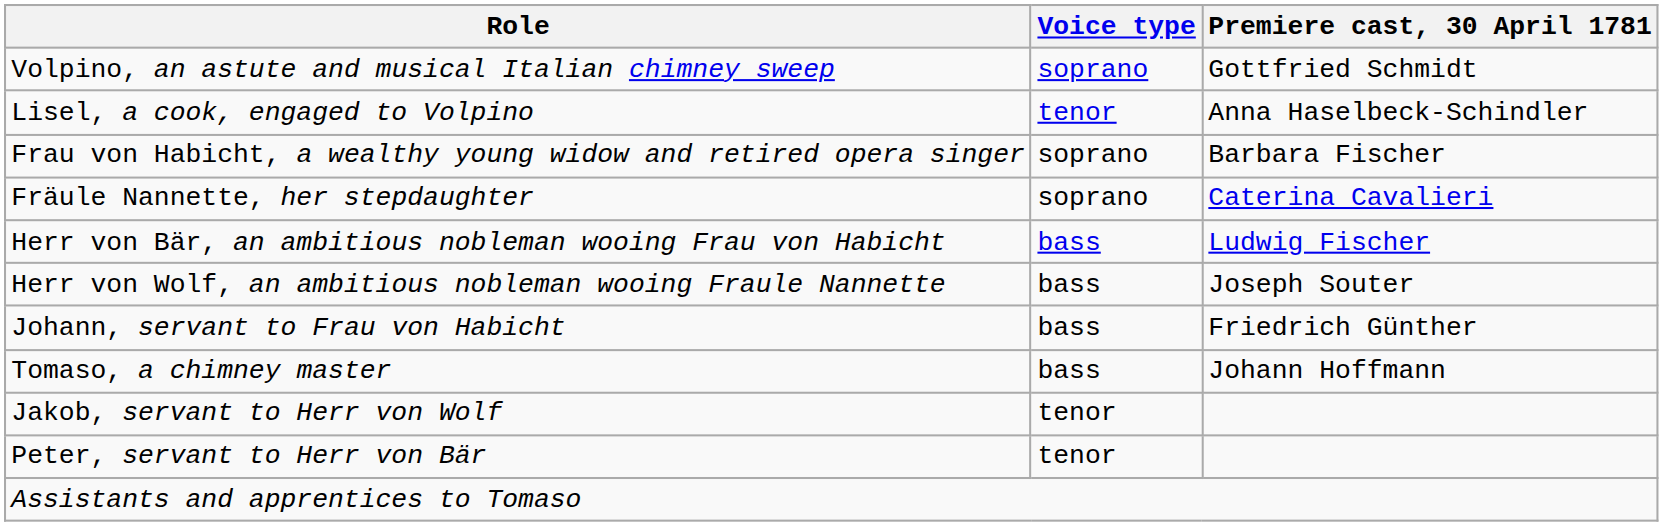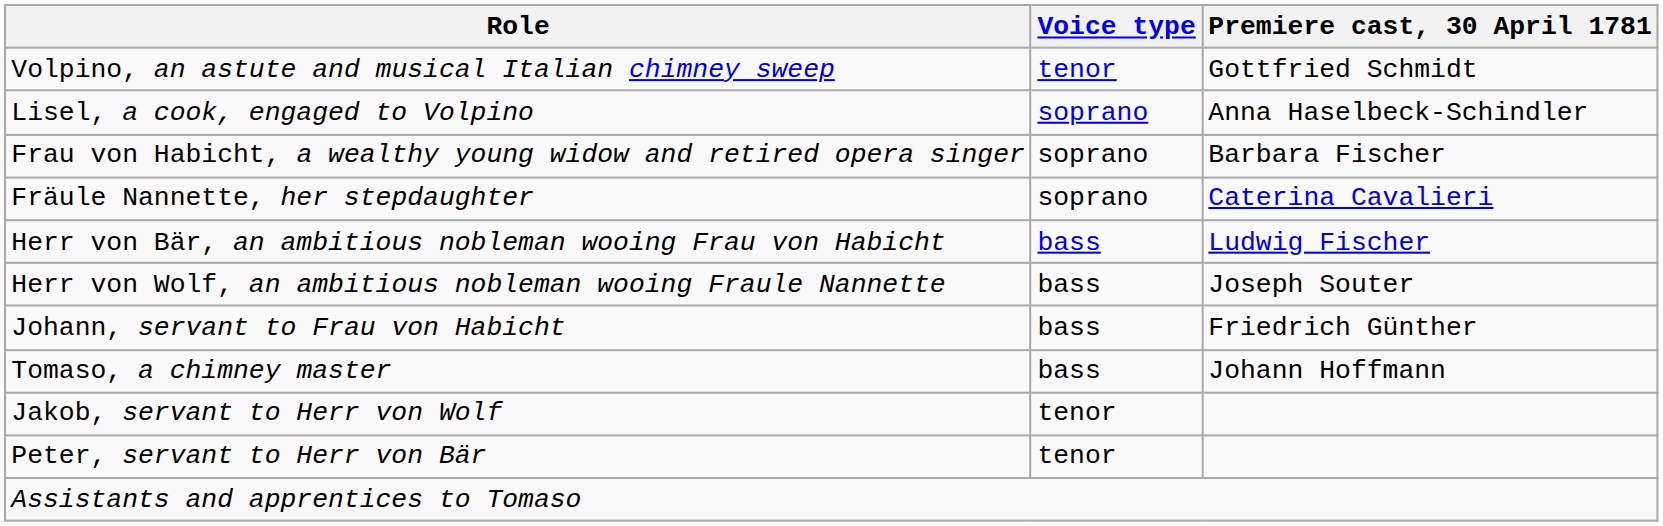(1093, 70) soprano -> (1077, 70) tenor
(1077, 113) tenor -> (1093, 113) soprano
